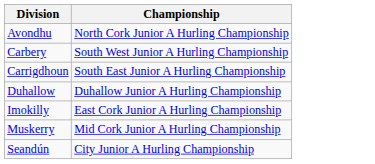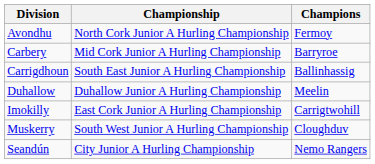+ column: (331, 14)
(181, 52) South West Junior A Hurling Championship -> (177, 52) Mid Cork Junior A Hurling Championship
(177, 129) Mid Cork Junior A Hurling Championship -> (181, 129) South West Junior A Hurling Championship
